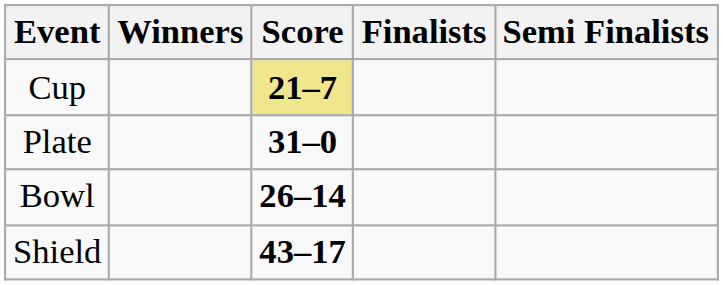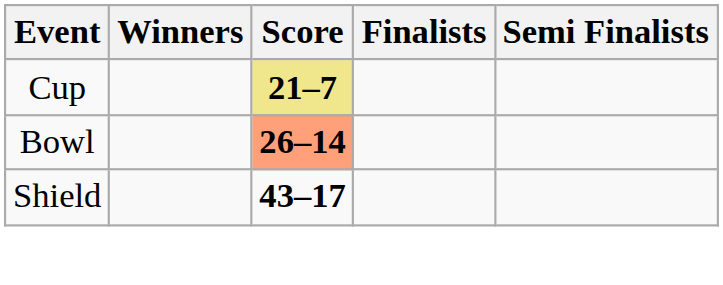- row: (57, 141)
(303, 196) no background -> (303, 141) lightsalmon background
